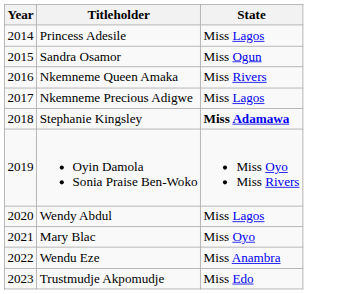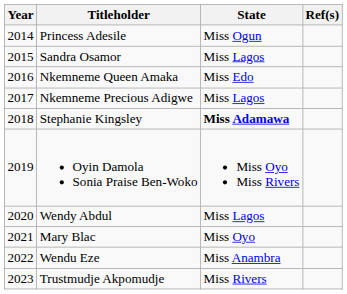+ column: (322, 14)
(234, 35) Miss Lagos -> (233, 35) Miss Ogun
(233, 56) Miss Ogun -> (234, 56) Miss Lagos
(235, 77) Miss Rivers -> (229, 77) Miss Edo
(229, 278) Miss Edo -> (235, 278) Miss Rivers
